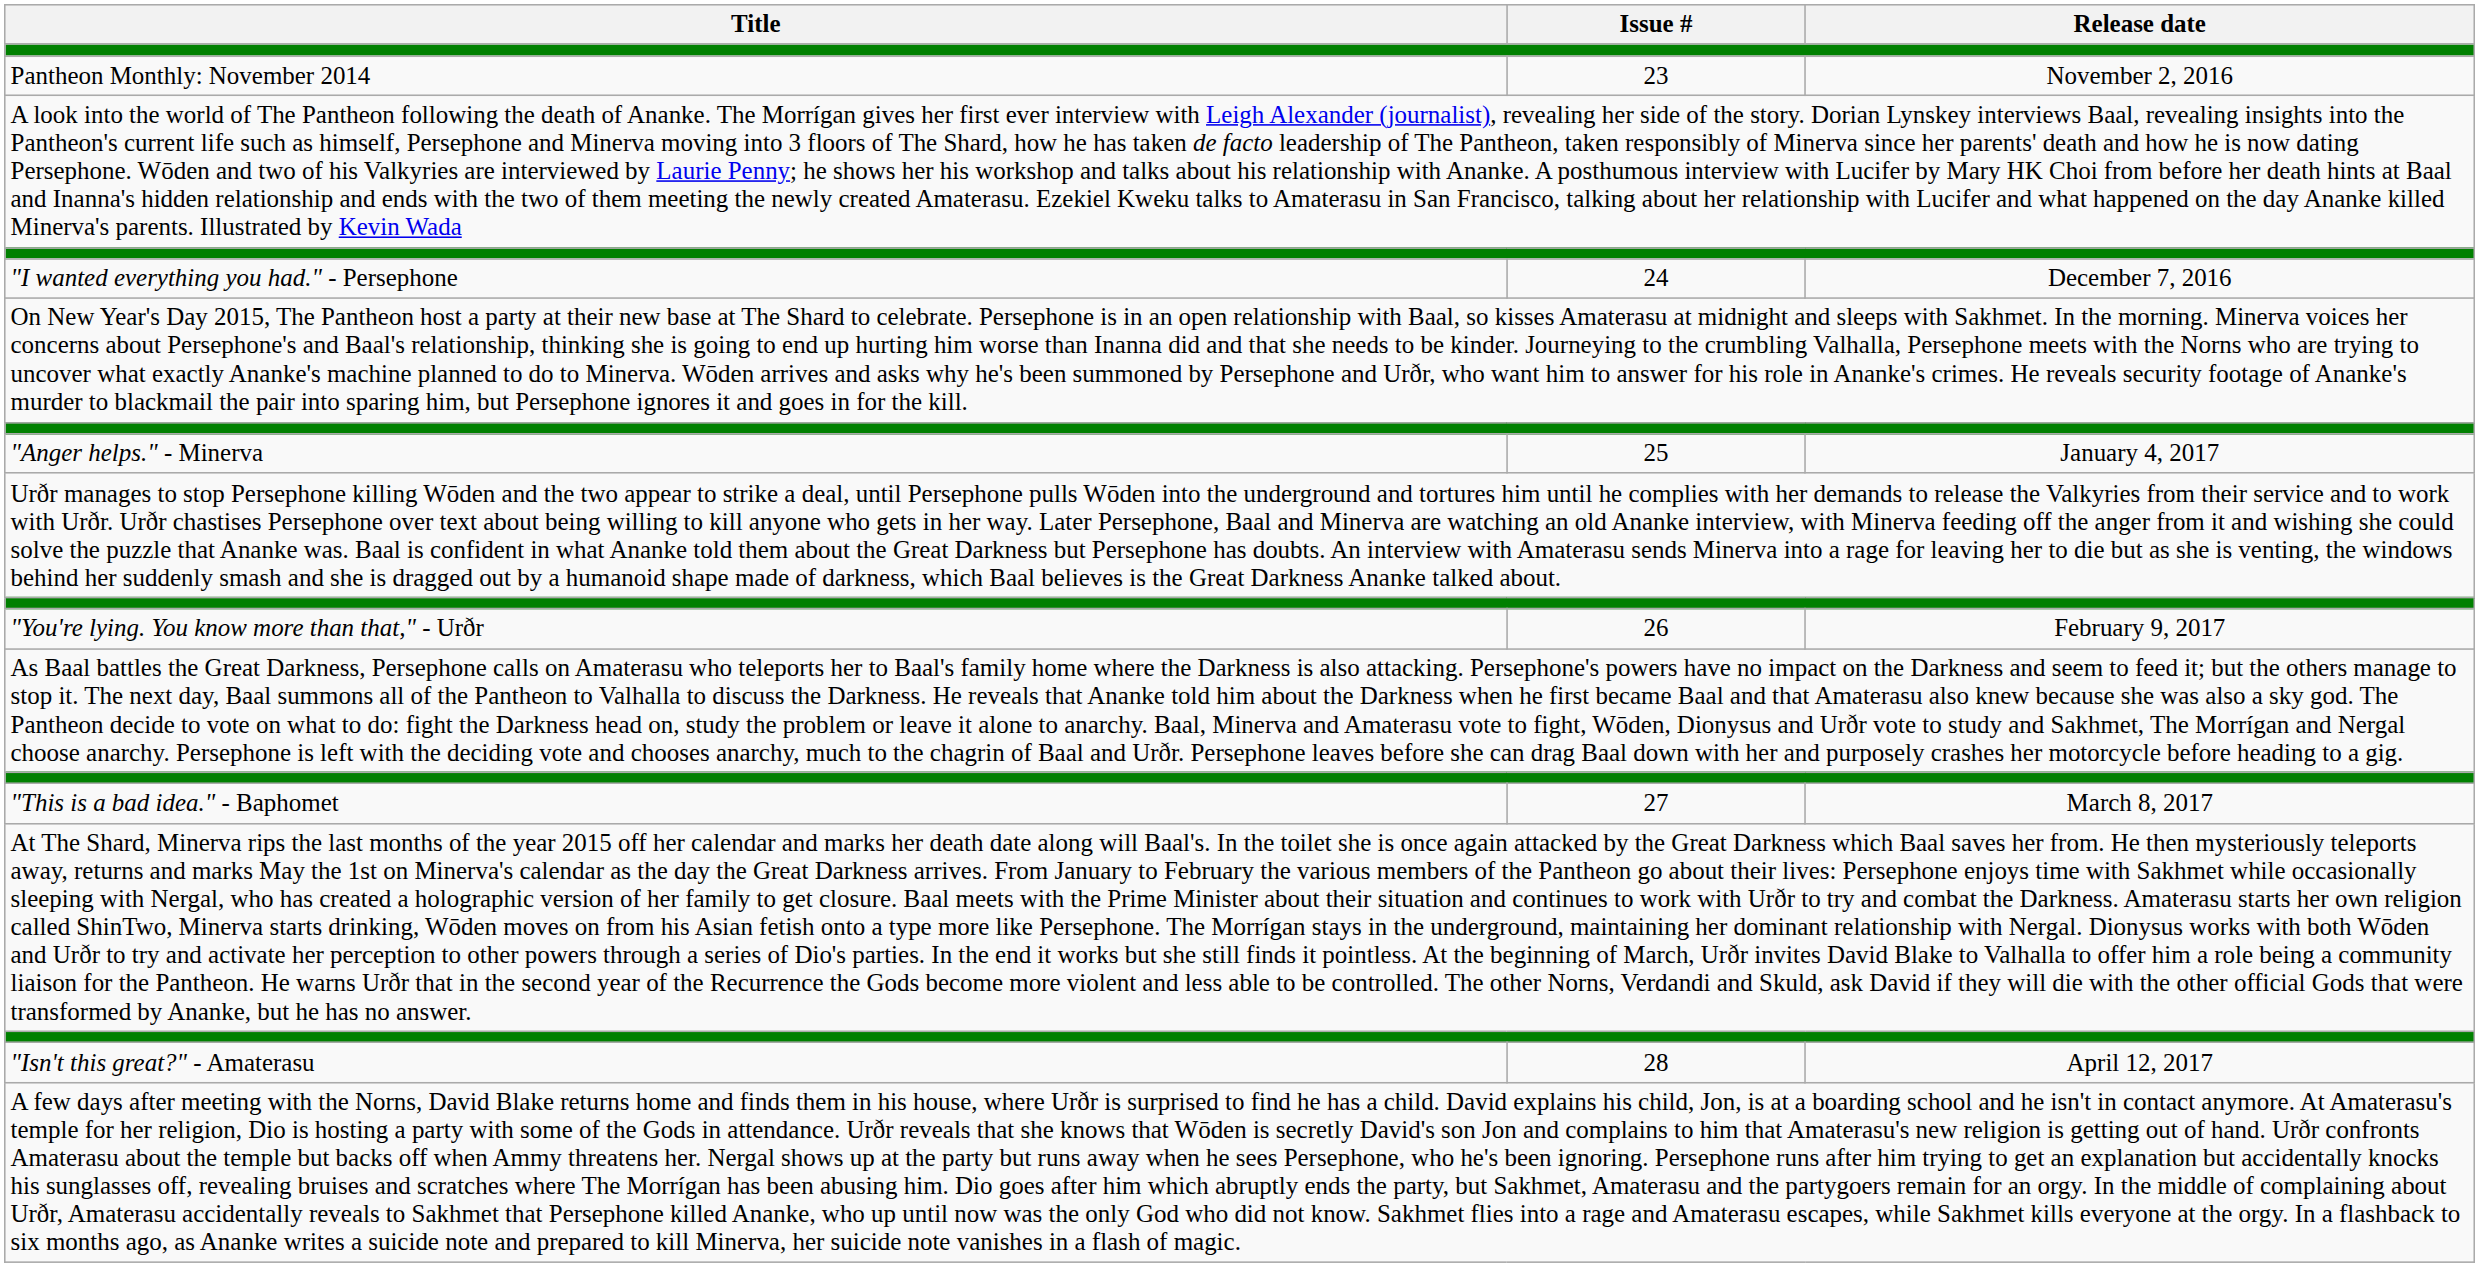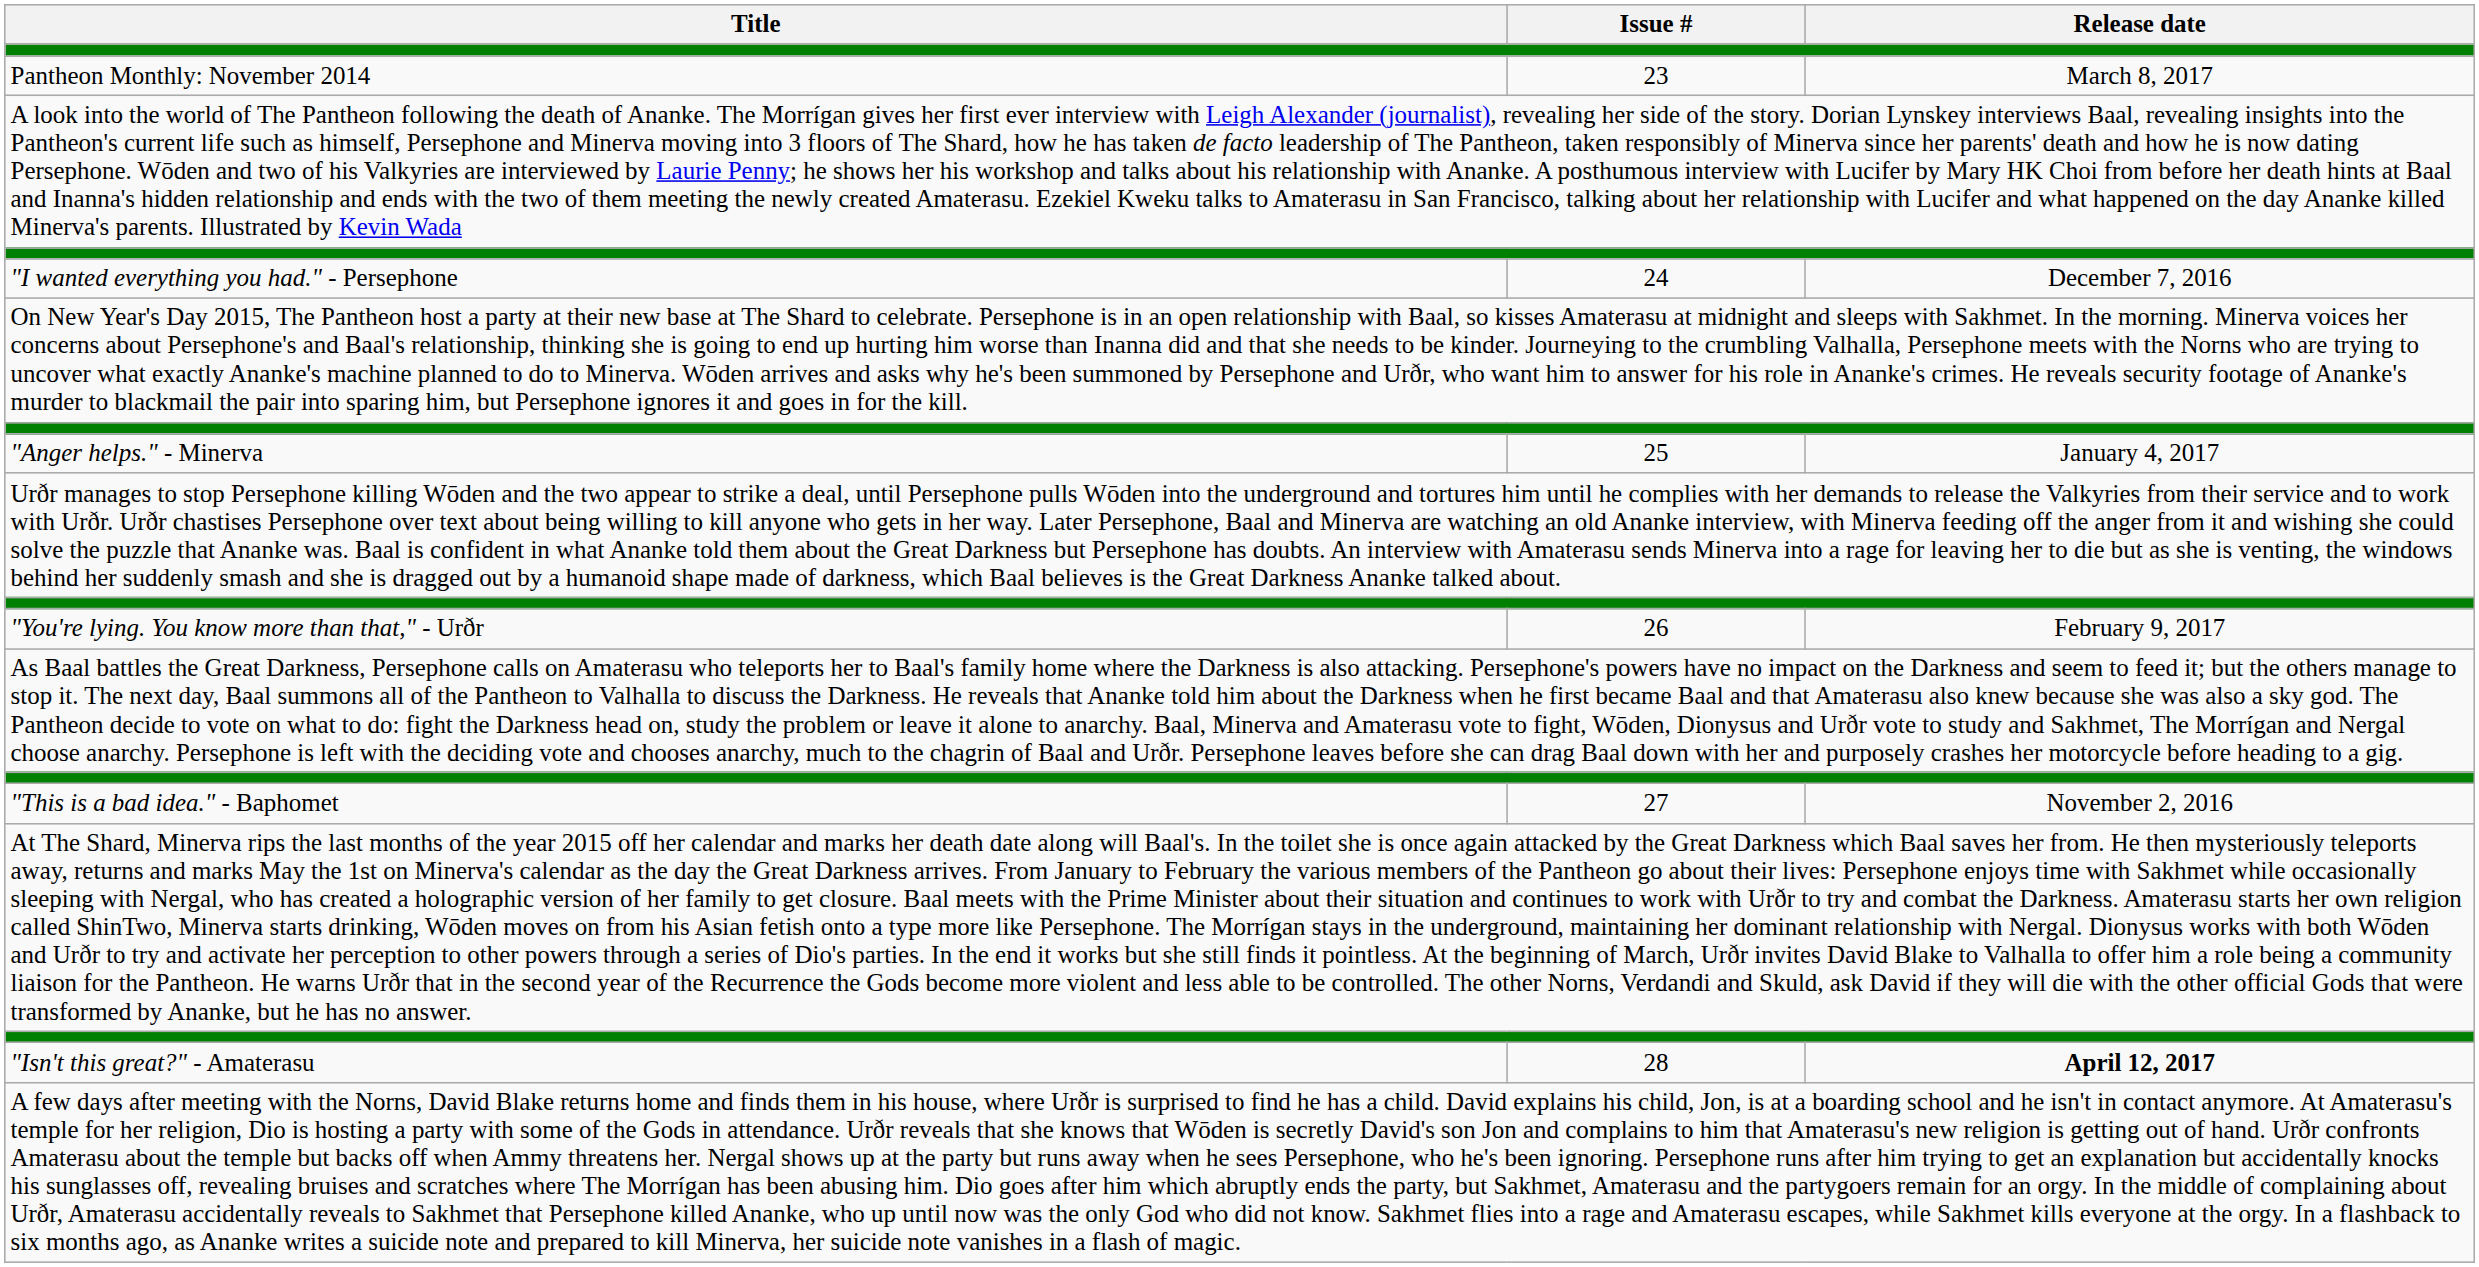(2140, 75) November 2, 2016 -> (2140, 75) March 8, 2017
(2140, 803) March 8, 2017 -> (2140, 803) November 2, 2016
(2140, 1062) normal -> (2140, 1062) bold
